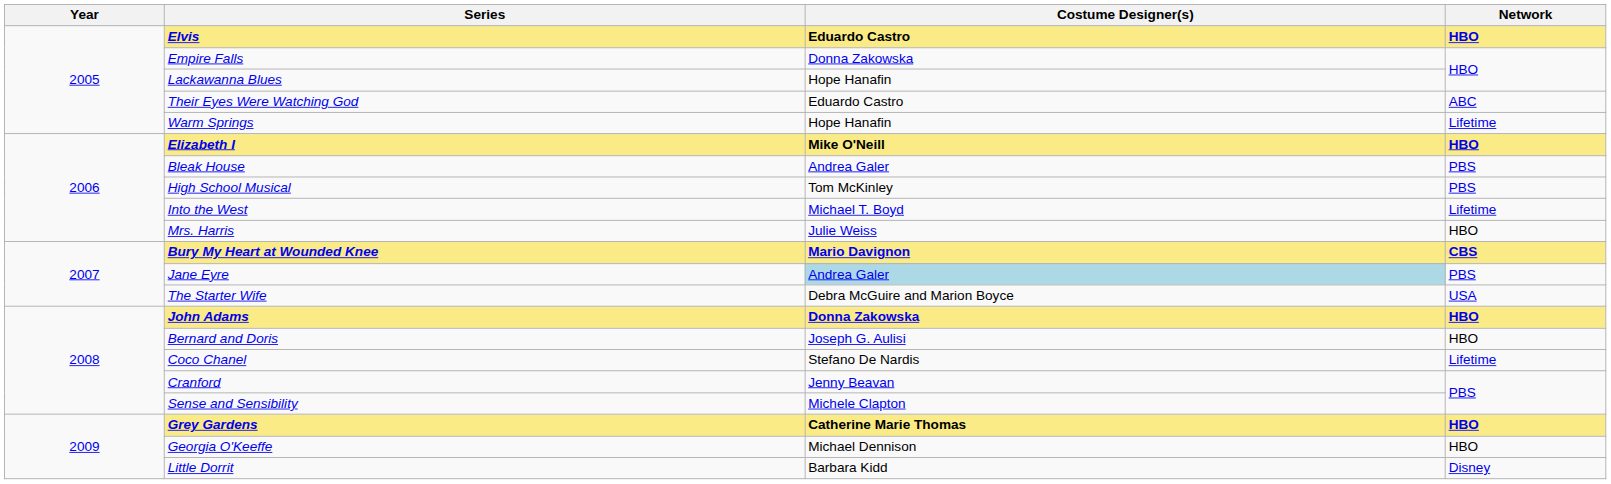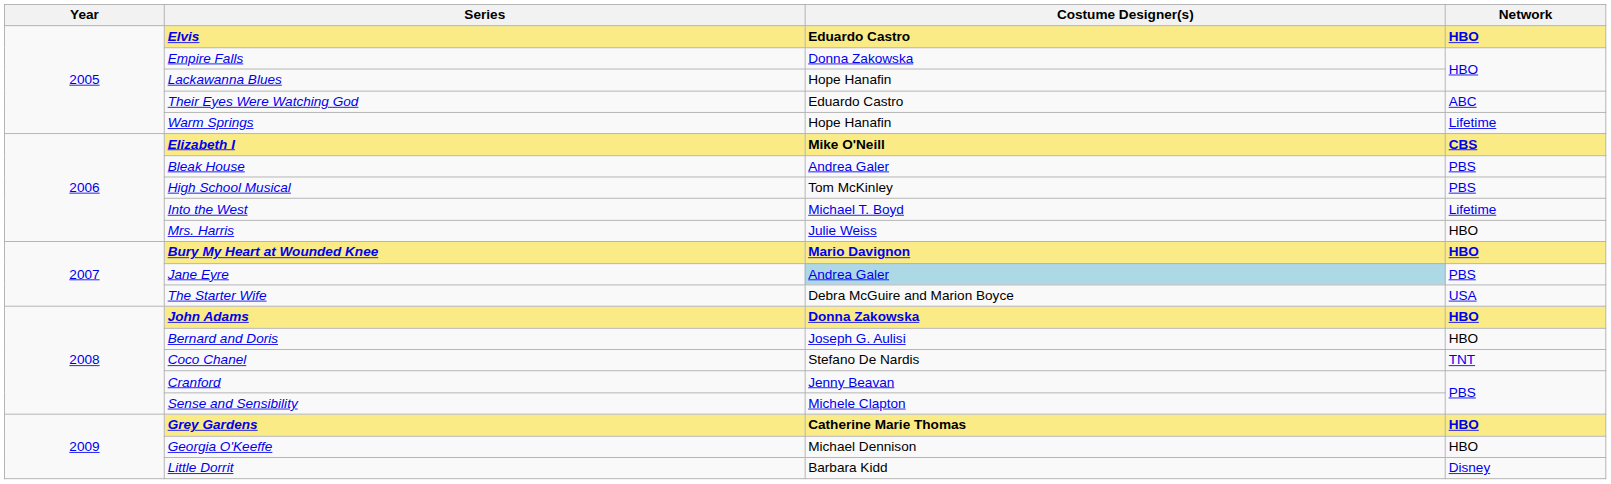(1464, 144) HBO -> (1463, 144) CBS
(1463, 252) CBS -> (1464, 252) HBO
(1472, 360) Lifetime -> (1462, 360) TNT
